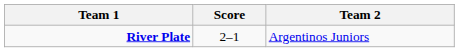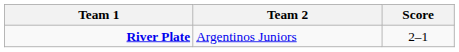columns swapped: (229, 15) <-> (360, 15)
